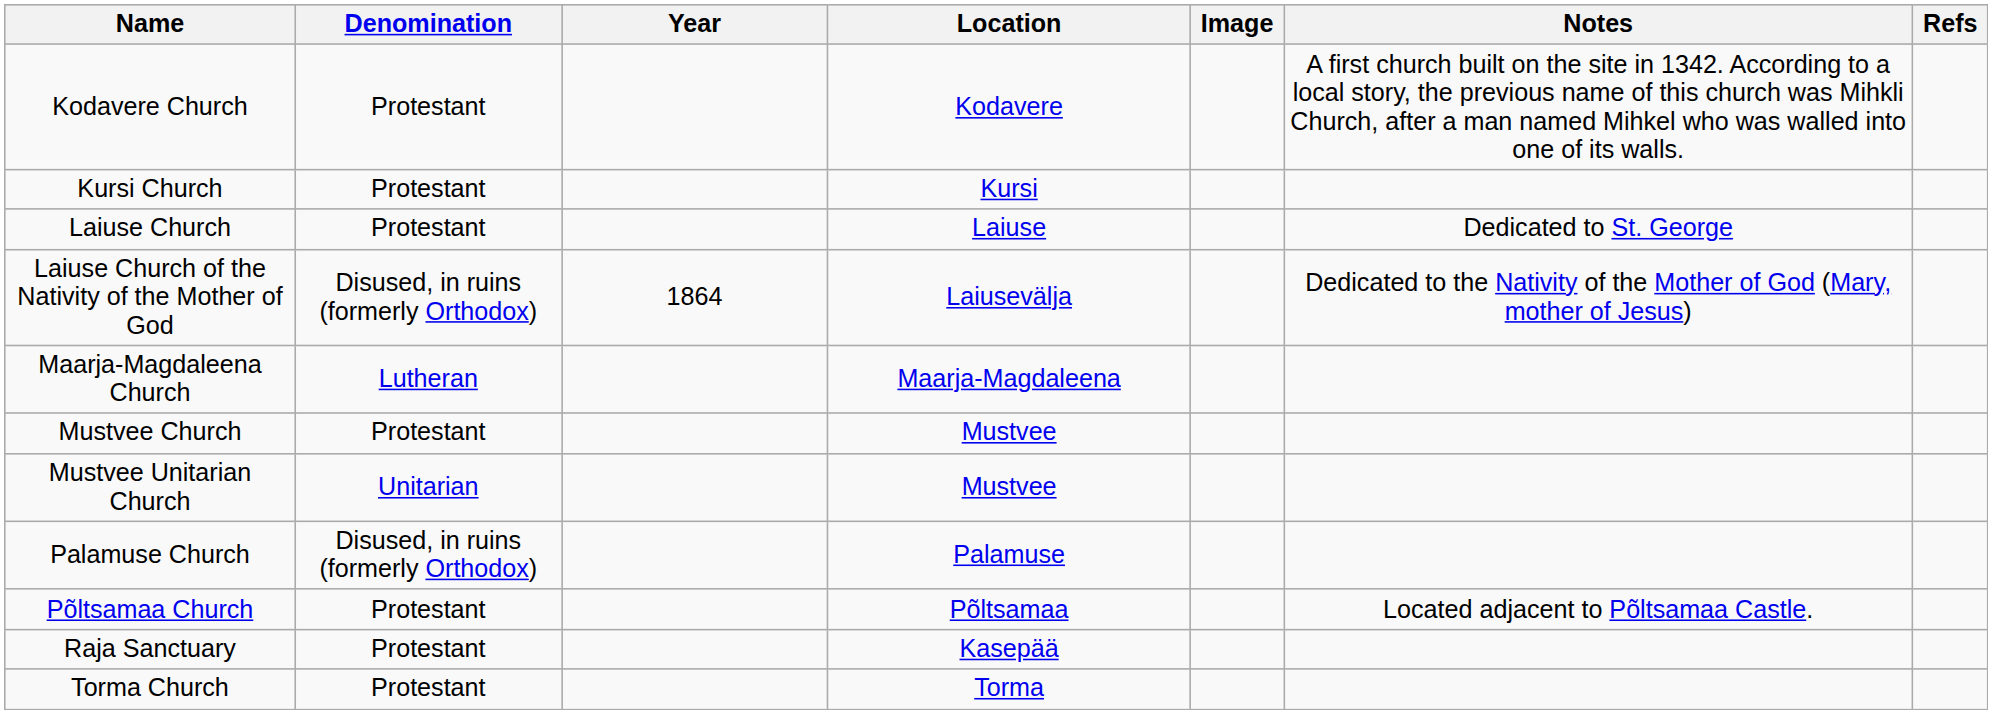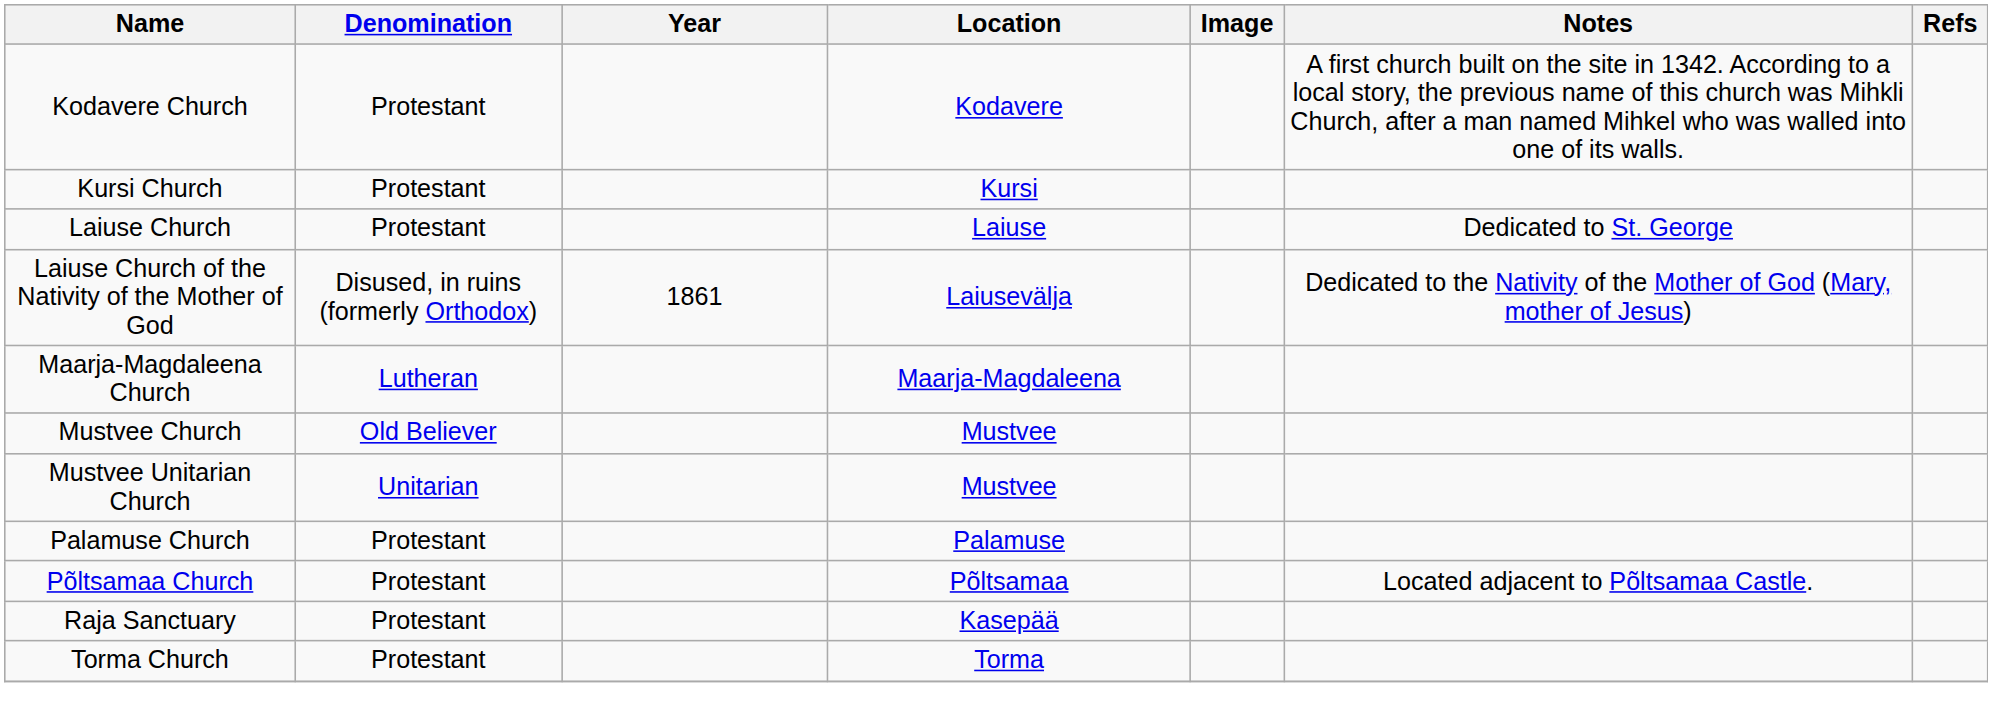(695, 296) 1864 -> (695, 296) 1861
(428, 433) Protestant -> (428, 433) Old Believer
(428, 555) Disused, in ruins (formerly Orthodox) -> (428, 540) Protestant
